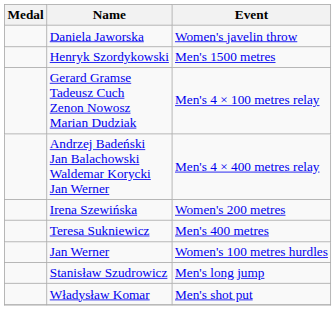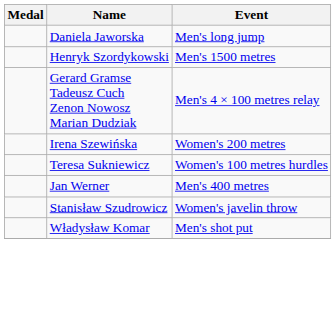(236, 36) Women's javelin throw -> (220, 36) Men's long jump
- row: (100, 166)
(222, 231) Men's 400 metres -> (251, 165) Women's 100 metres hurdles
(251, 252) Women's 100 metres hurdles -> (222, 186) Men's 400 metres
(220, 273) Men's long jump -> (236, 207) Women's javelin throw
